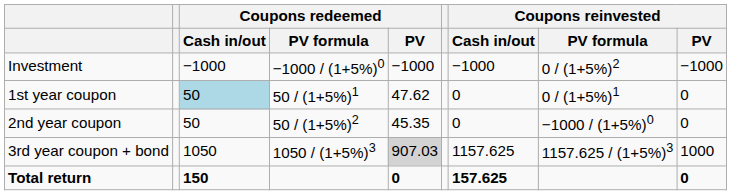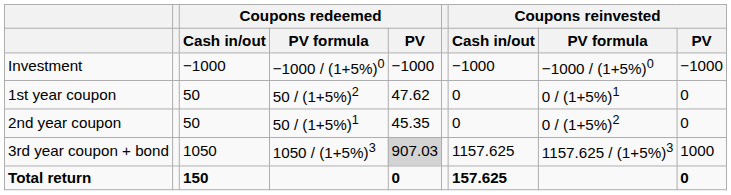(581, 66) 0 / (1+5%)2 -> (598, 66) −1000 / (1+5%)0
(191, 95) lightblue background -> (191, 95) no background
(316, 95) 50 / (1+5%)1 -> (316, 95) 50 / (1+5%)2
(316, 123) 50 / (1+5%)2 -> (316, 123) 50 / (1+5%)1
(598, 123) −1000 / (1+5%)0 -> (581, 123) 0 / (1+5%)2
